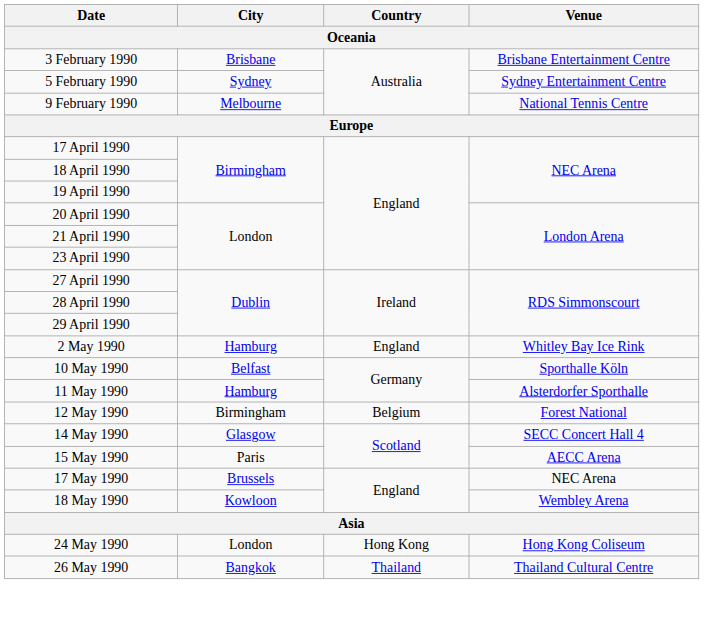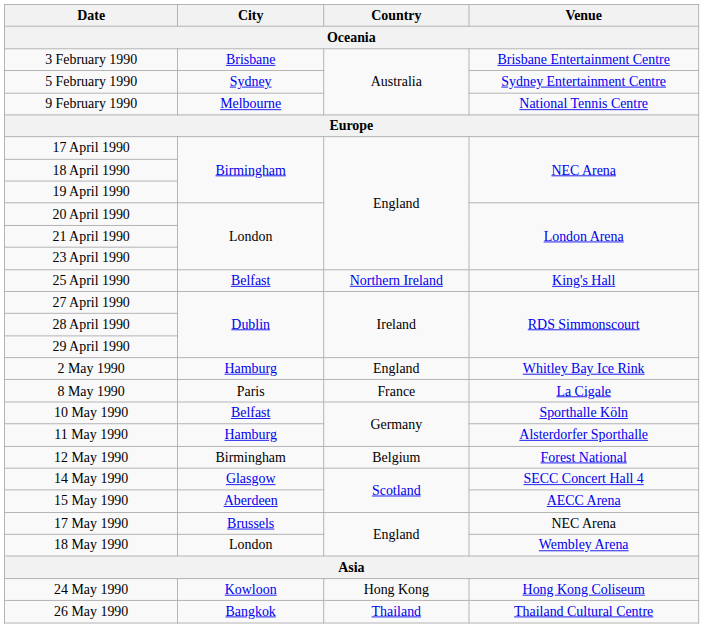+ row: (91, 280)
+ row: (91, 390)
(251, 457) Paris -> (251, 501) Aberdeen
(251, 501) Kowloon -> (251, 545) London
(251, 545) London -> (251, 589) Kowloon
